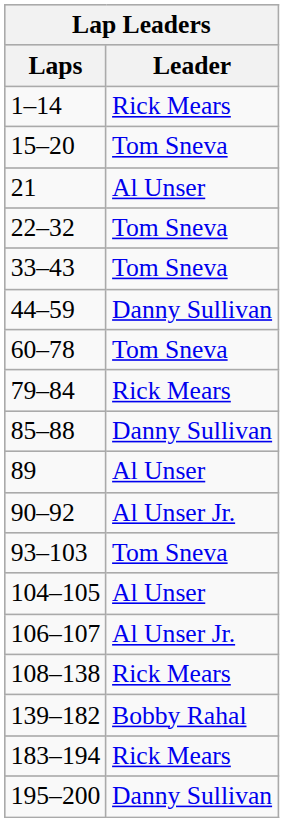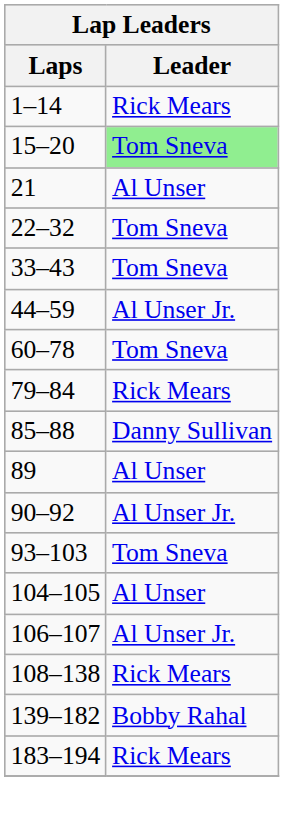(170, 146) no background -> (170, 146) lightgreen background
(192, 308) Danny Sullivan -> (174, 308) Al Unser Jr.
- row: (56, 796)
